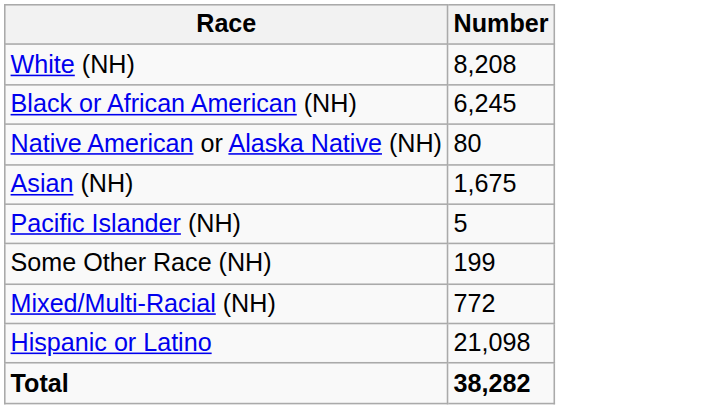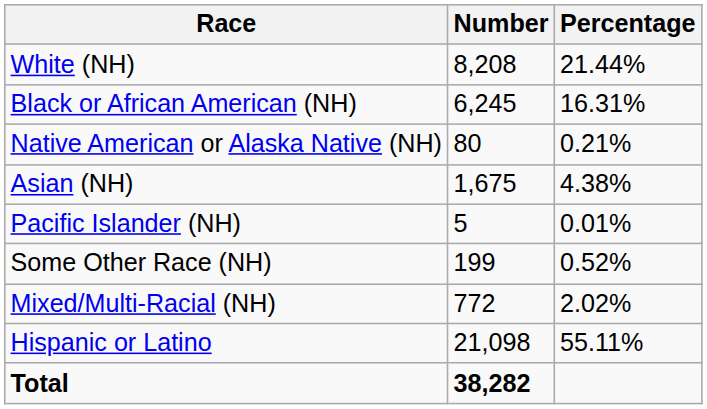+ column: (628, 24)
